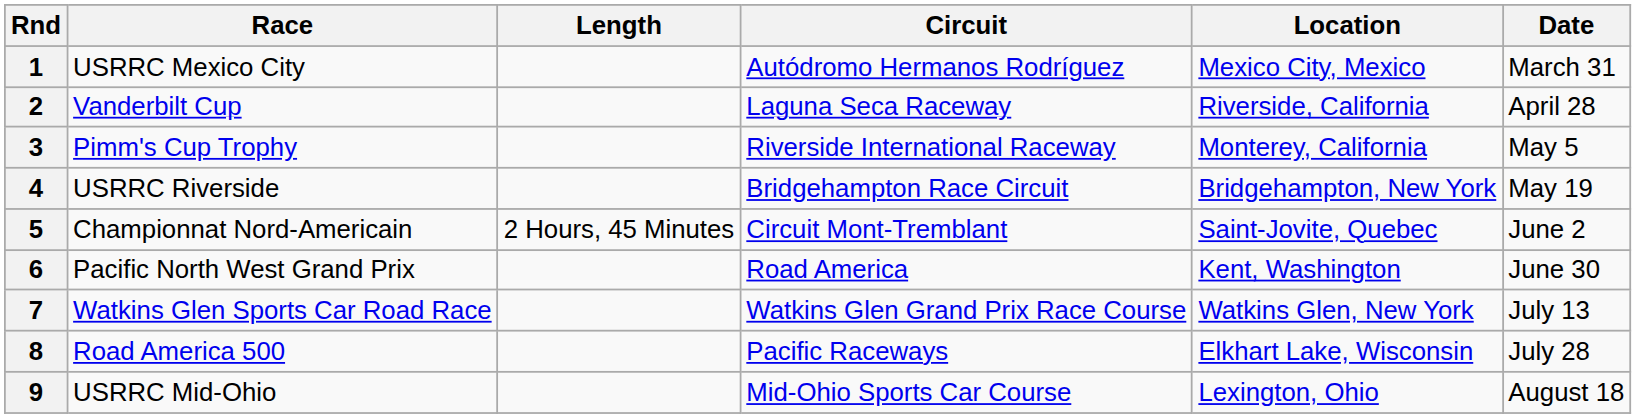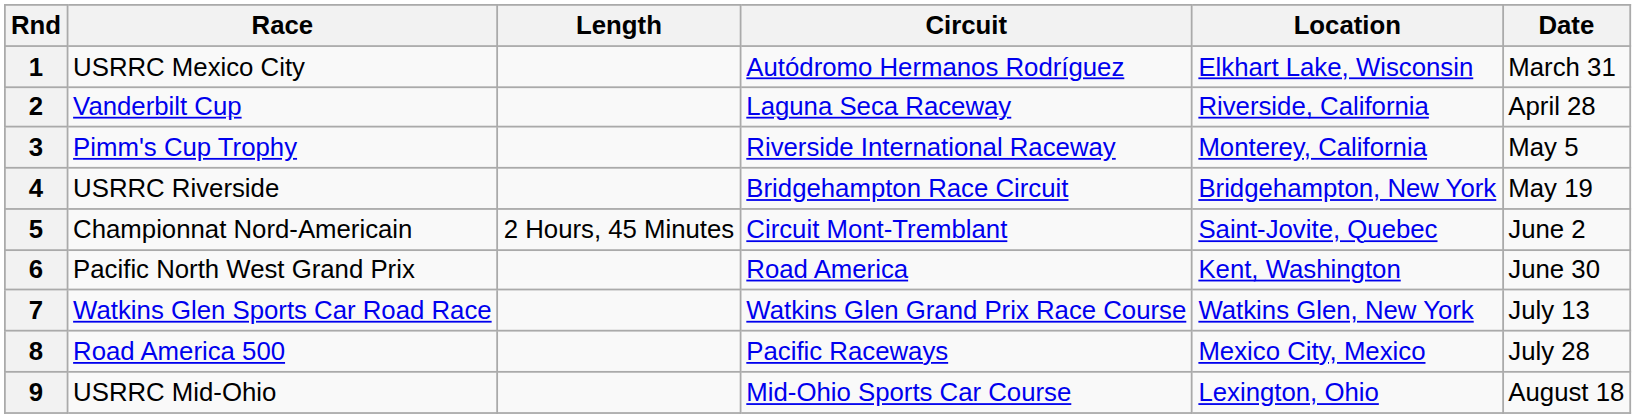(1312, 66) Mexico City, Mexico -> (1336, 66) Elkhart Lake, Wisconsin
(1336, 351) Elkhart Lake, Wisconsin -> (1312, 351) Mexico City, Mexico
